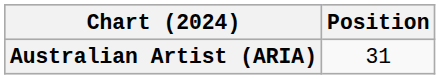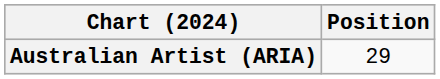(378, 57) 31 -> (378, 57) 29
